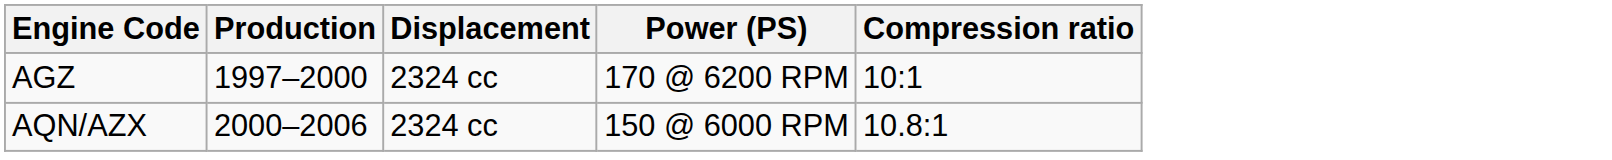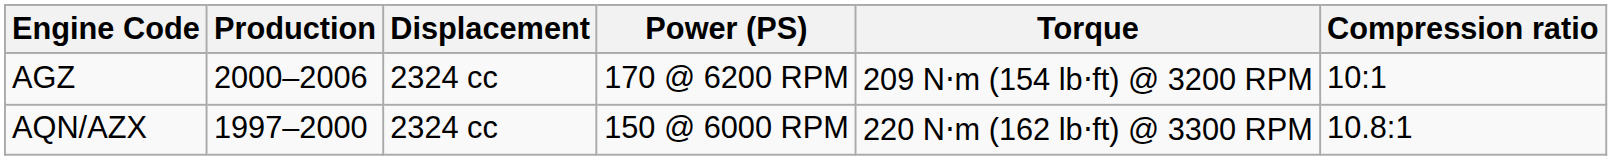+ column: (1088, 28)
(291, 77) 1997–2000 -> (291, 78) 2000–2006
(291, 126) 2000–2006 -> (291, 129) 1997–2000
